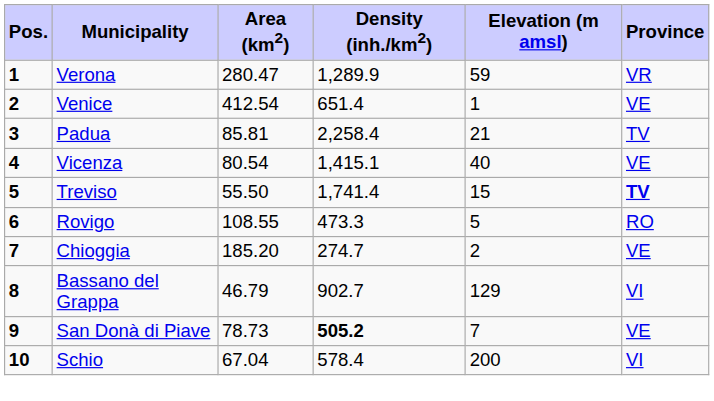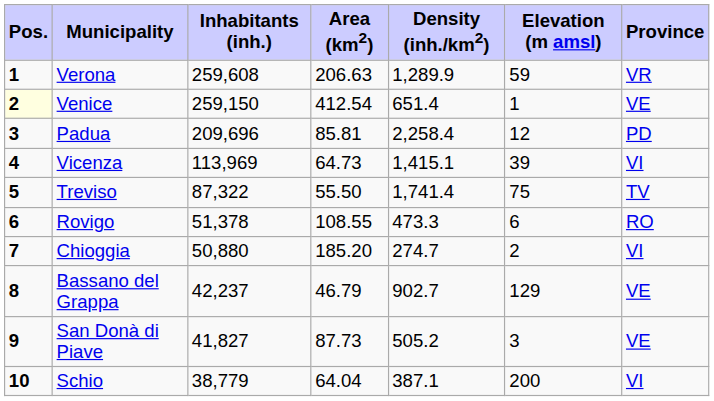+ column: (249, 32)
(250, 74) 280.47 -> (344, 74) 206.63
(14, 103) no background -> (14, 103) lightyellow background
(480, 133) 21 -> (520, 133) 12
(638, 133) TV -> (639, 133) PD
(245, 162) 80.54 -> (338, 162) 64.73
(480, 162) 40 -> (520, 162) 39
(638, 162) VE -> (635, 162) VI
(480, 192) 15 -> (520, 192) 75
(638, 192) bold -> (638, 192) normal
(475, 221) 5 -> (515, 221) 6
(638, 251) VE -> (635, 251) VI
(635, 291) VI -> (638, 291) VE
(245, 330) 78.73 -> (338, 341) 87.73
(341, 330) bold -> (415, 341) normal
(475, 330) 7 -> (515, 341) 3
(245, 360) 67.04 -> (338, 381) 64.04
(341, 360) 578.4 -> (415, 381) 387.1
